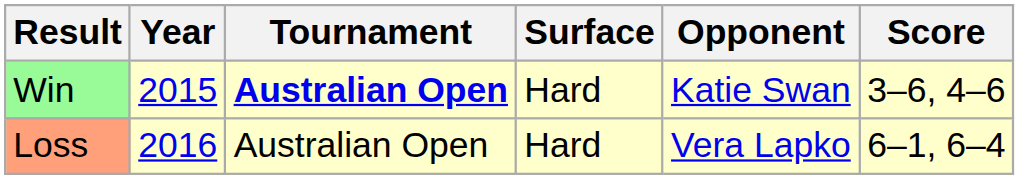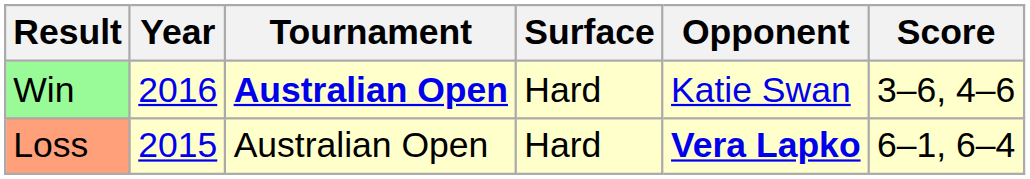(178, 88) 2015 -> (178, 88) 2016
(178, 145) 2016 -> (178, 145) 2015
(761, 145) normal -> (766, 145) bold
